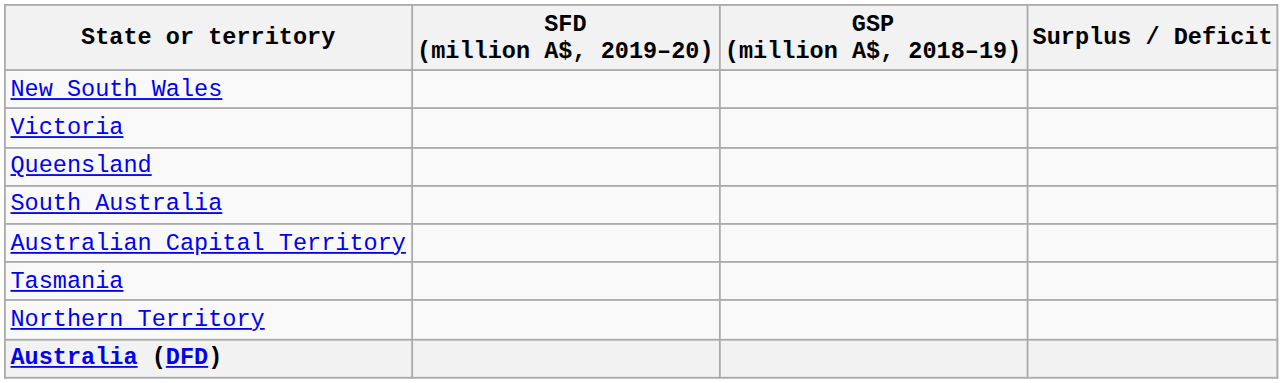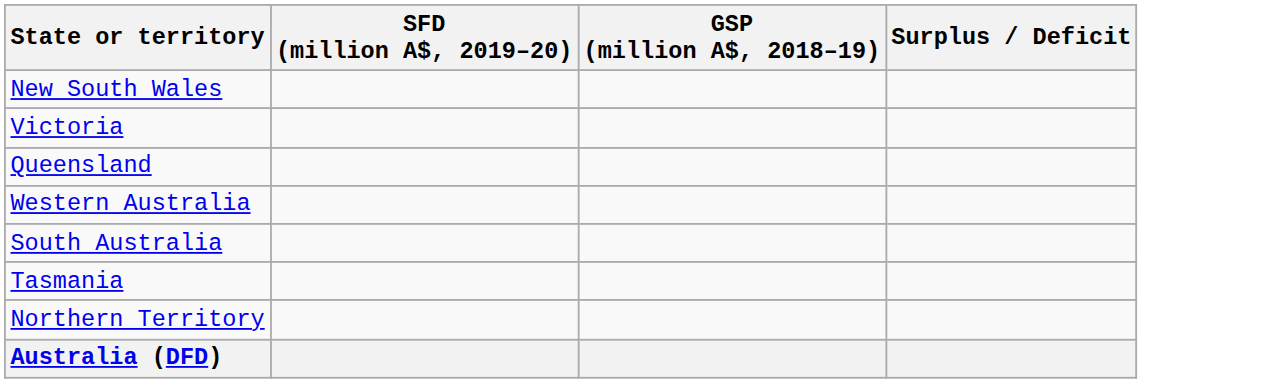+ row: (131, 205)
- row: (208, 243)
